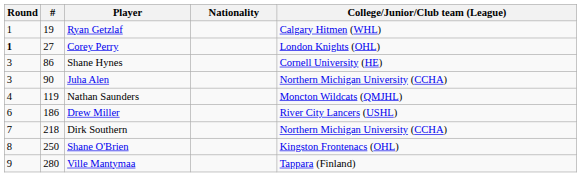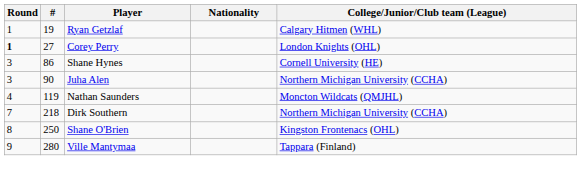- row: (93, 113)
